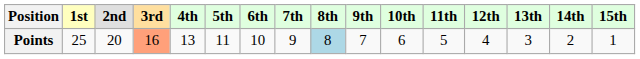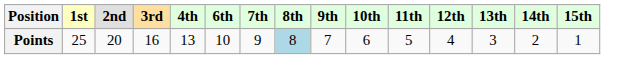- column: (223, 16)
(152, 40) lightsalmon background -> (152, 40) no background
